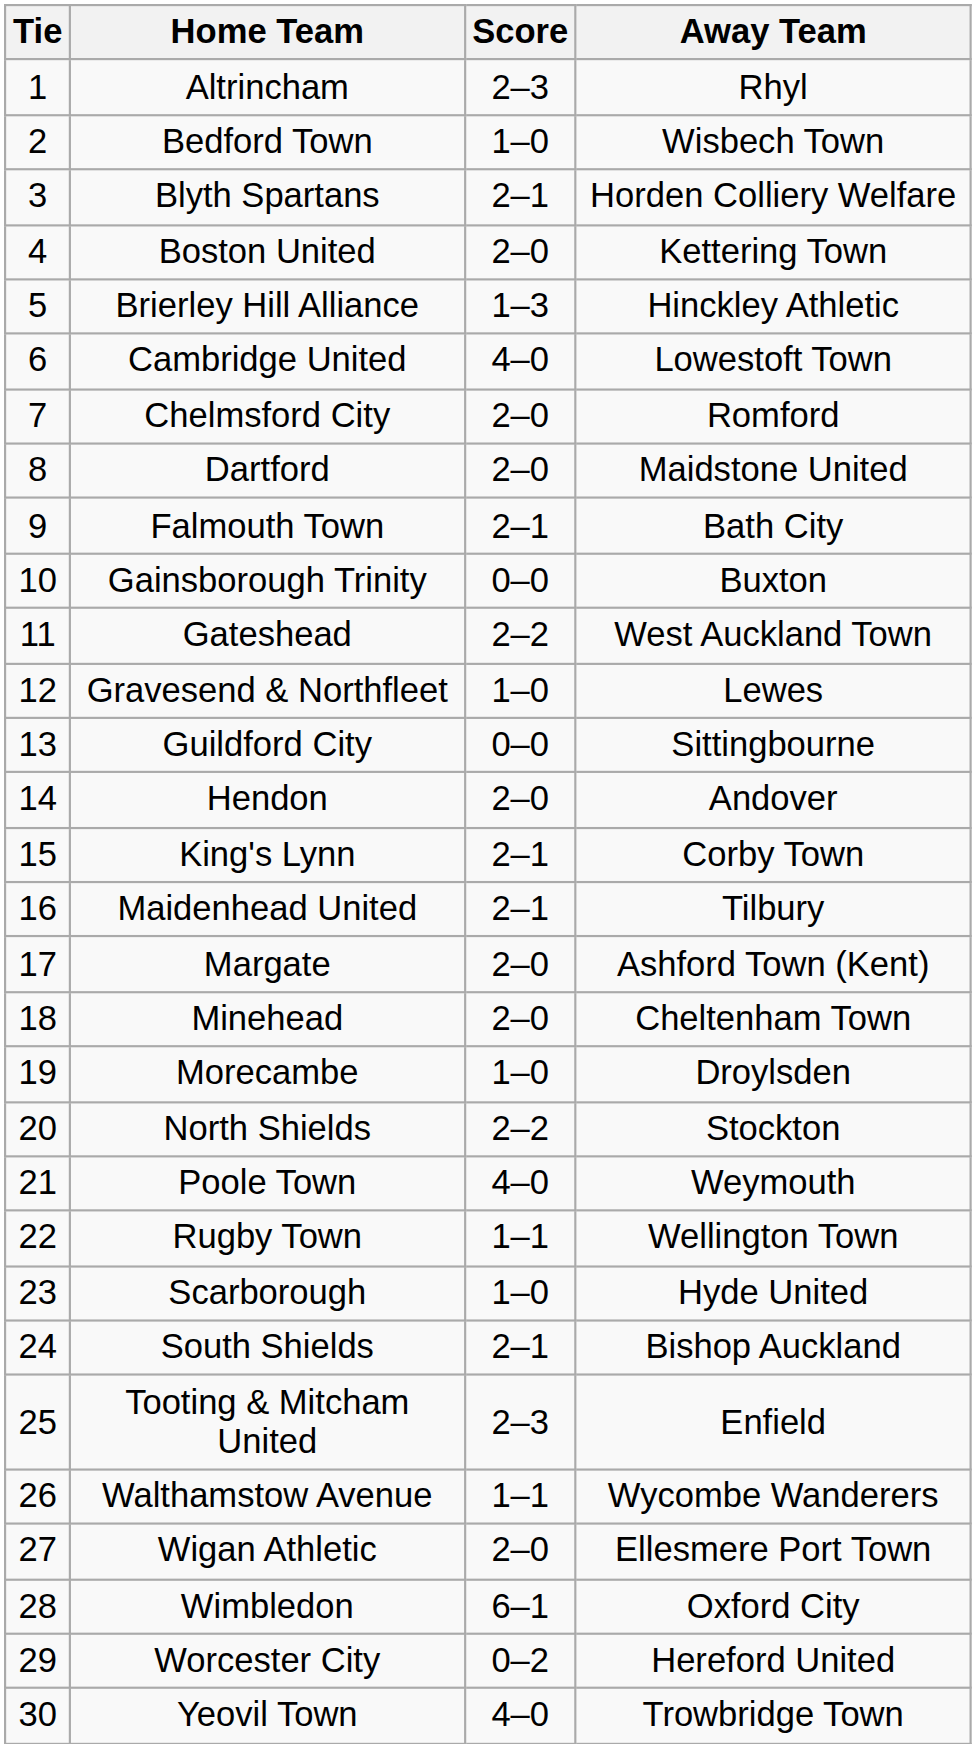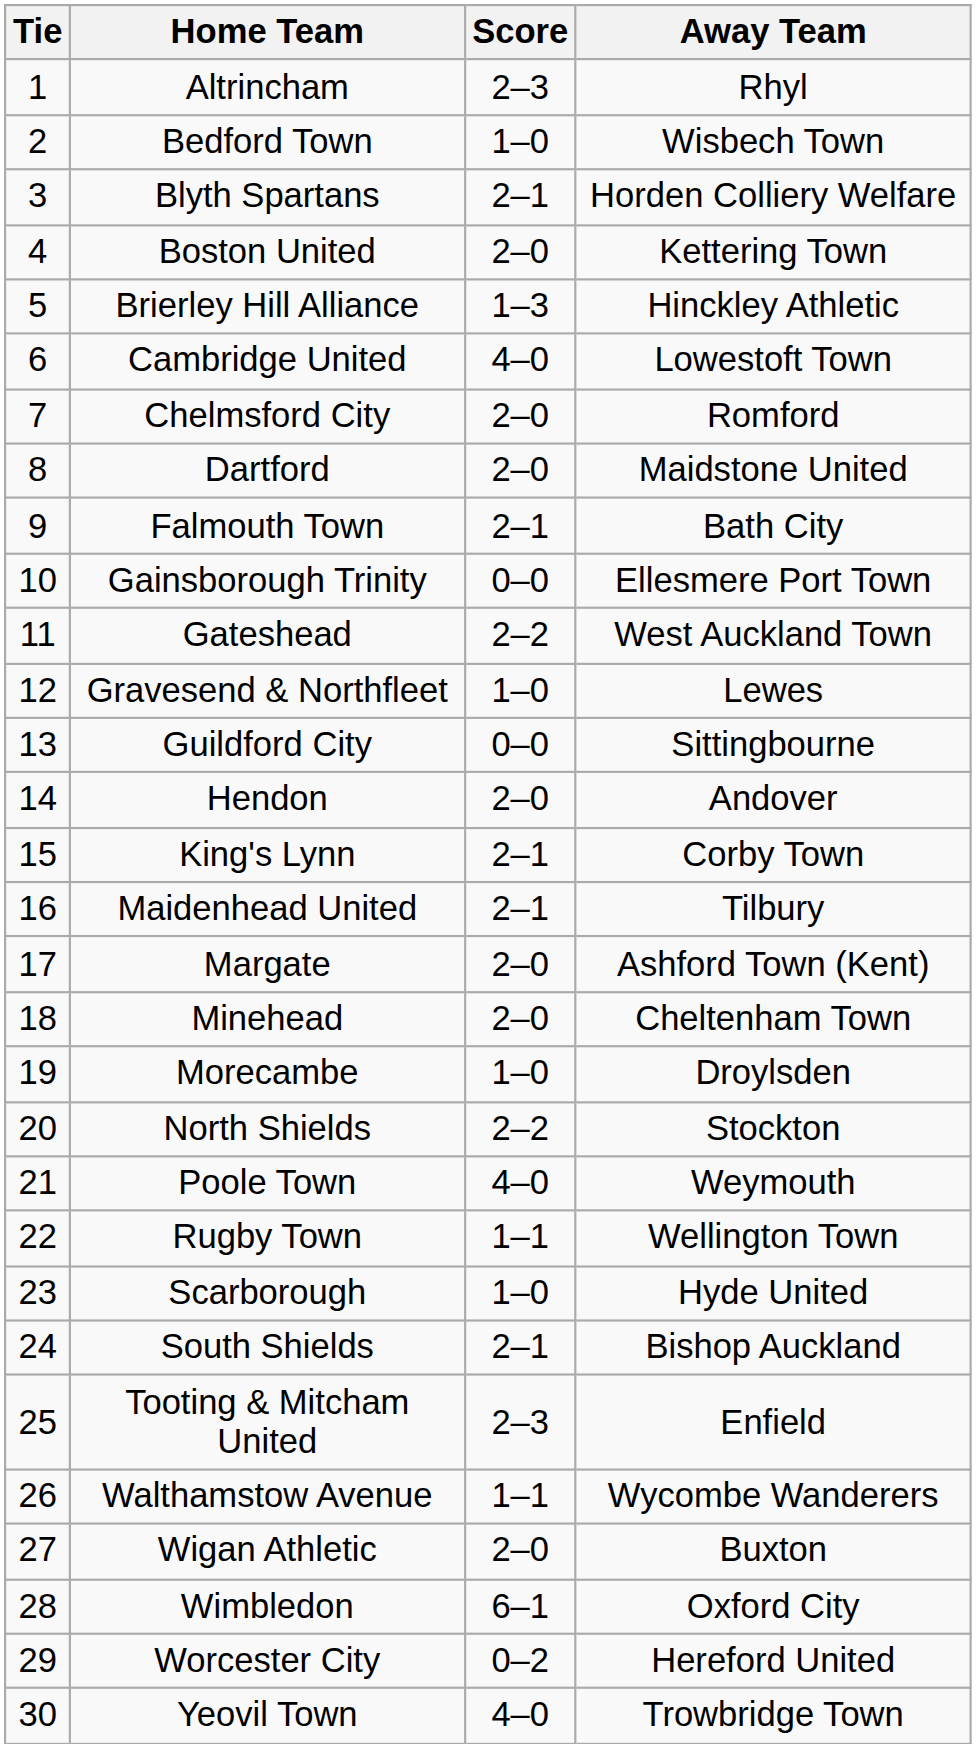(773, 580) Buxton -> (773, 580) Ellesmere Port Town
(773, 1550) Ellesmere Port Town -> (773, 1550) Buxton
